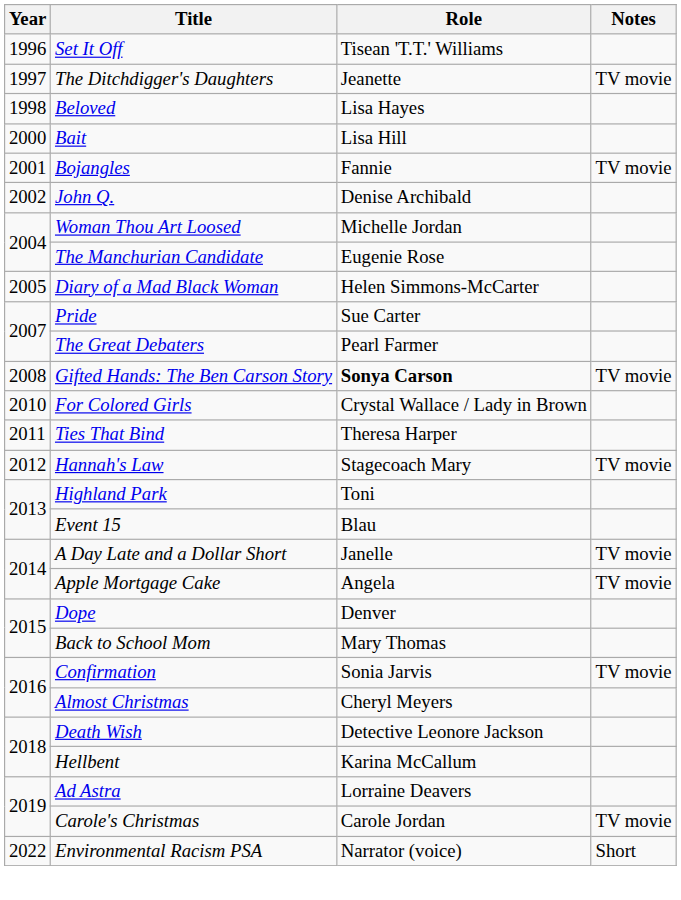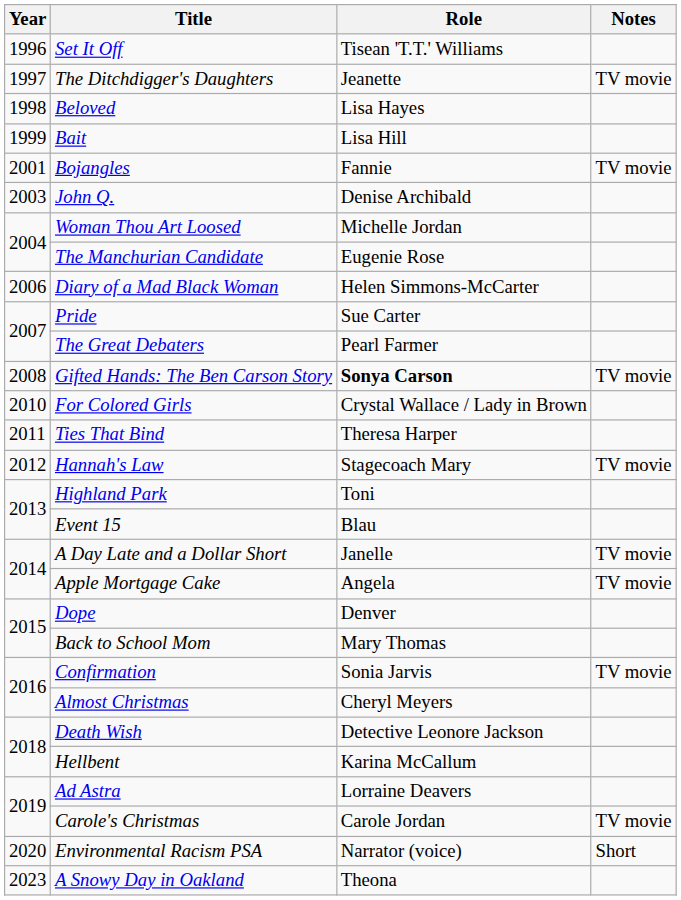(28, 138) 2000 -> (28, 138) 1999
(28, 197) 2002 -> (28, 197) 2003
(28, 286) 2005 -> (28, 286) 2006
(28, 850) 2022 -> (28, 850) 2020
+ row: (149, 880)
